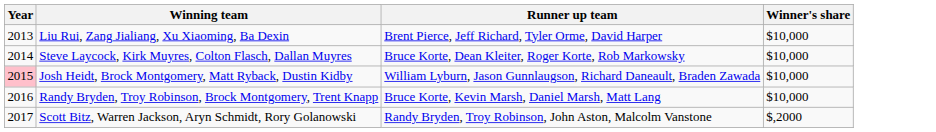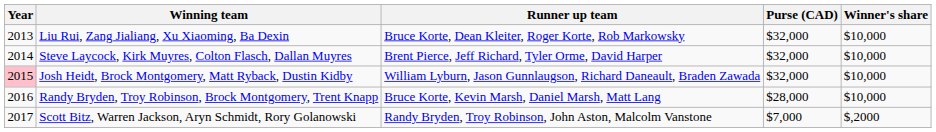+ column: (802, 14)
(523, 35) Brent Pierce, Jeff Richard, Tyler Orme, David Harper -> (534, 35) Bruce Korte, Dean Kleiter, Roger Korte, Rob Markowsky
(534, 55) Bruce Korte, Dean Kleiter, Roger Korte, Rob Markowsky -> (523, 55) Brent Pierce, Jeff Richard, Tyler Orme, David Harper
